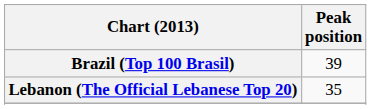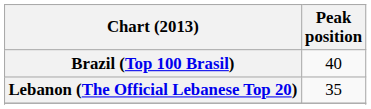(334, 63) 39 -> (334, 63) 40
